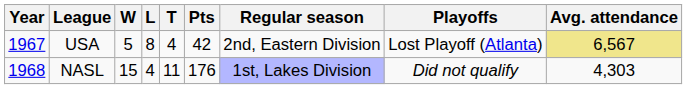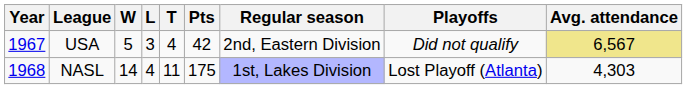(150, 44) 8 -> (150, 44) 3
(465, 44) Lost Playoff (Atlanta) -> (465, 44) Did not qualify
(128, 70) 15 -> (128, 70) 14
(202, 70) 176 -> (202, 70) 175
(465, 70) Did not qualify -> (465, 70) Lost Playoff (Atlanta)
